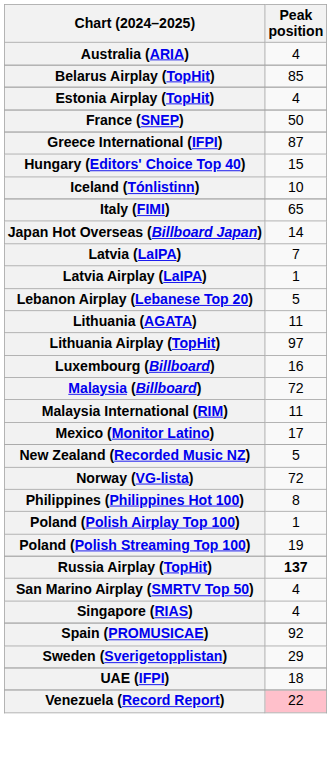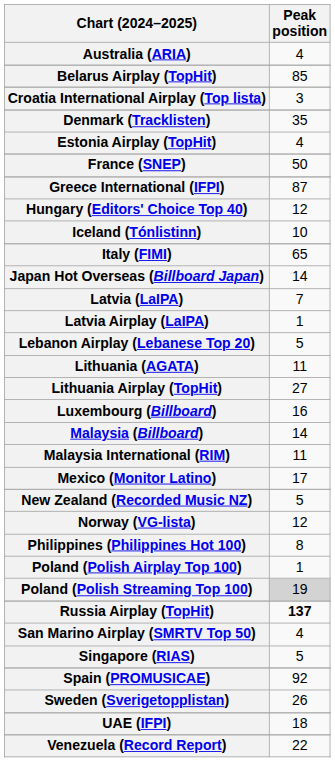+ row: (137, 98)
+ row: (137, 120)
(296, 165) 15 -> (300, 210) 12
(296, 344) 97 -> (300, 388) 27
(296, 388) 72 -> (300, 433) 14
(296, 478) 72 -> (300, 522) 12
(296, 545) no background -> (300, 589) lightgrey background
(296, 612) 4 -> (300, 656) 5
(296, 656) 29 -> (300, 701) 26
(296, 701) pink background -> (300, 746) no background
